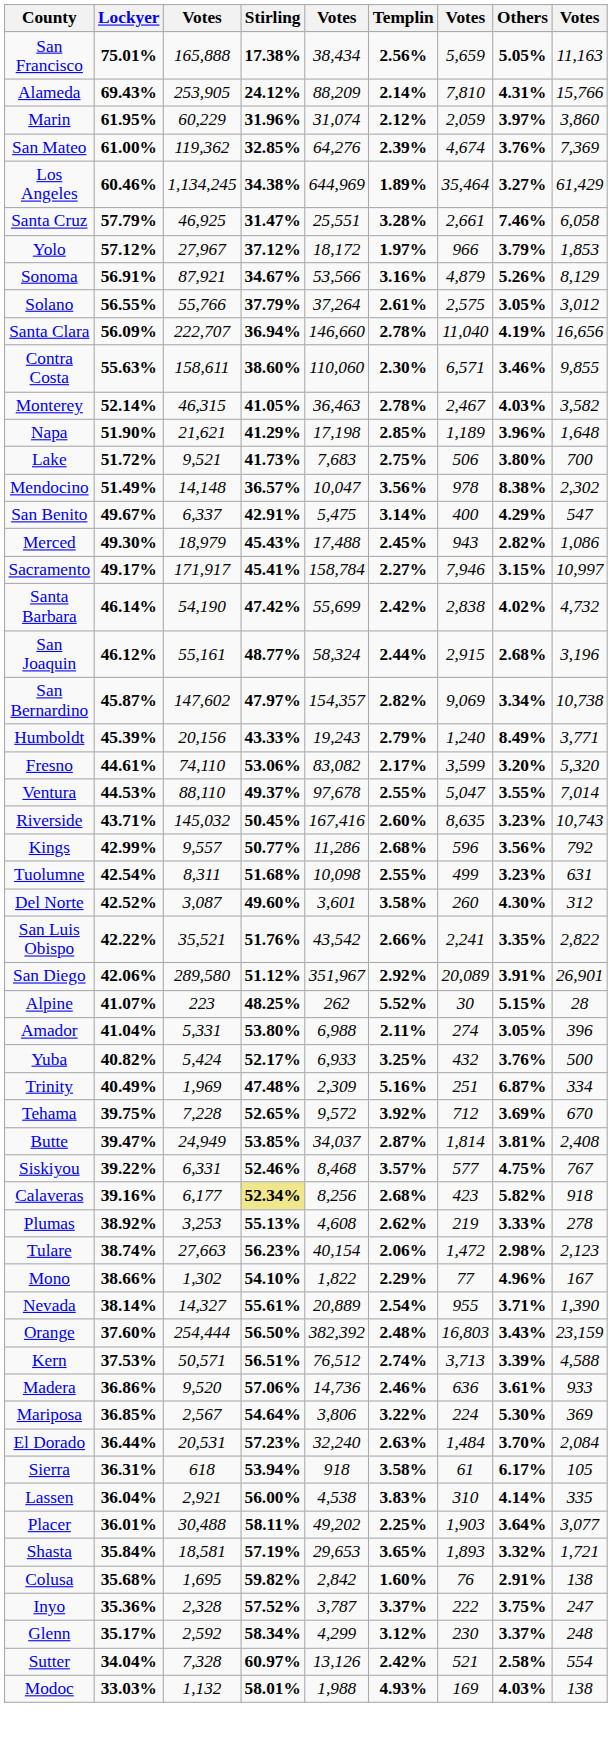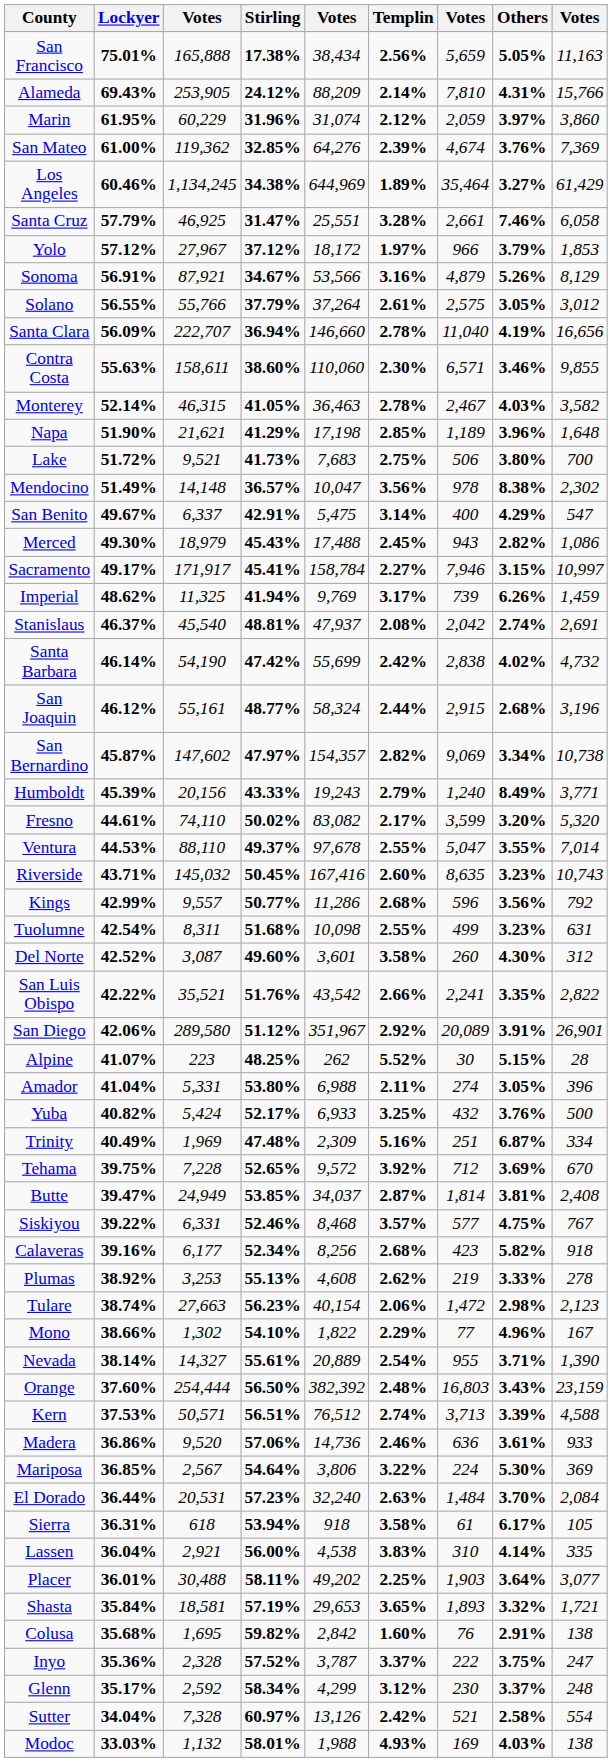+ row: (49, 597)
+ row: (49, 624)
(273, 765) 53.06% -> (273, 819) 50.02%
(273, 1195) khaki background -> (273, 1250) no background
